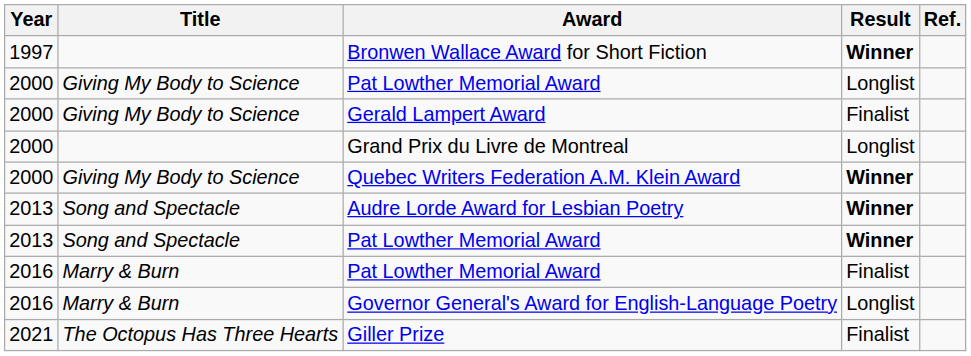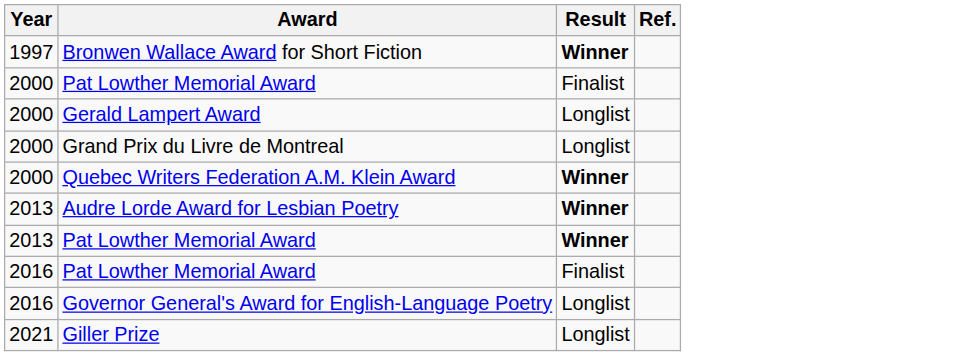- column: (200, 20)
(880, 83) Longlist -> (593, 83) Finalist
(878, 114) Finalist -> (596, 114) Longlist
(878, 334) Finalist -> (596, 334) Longlist
